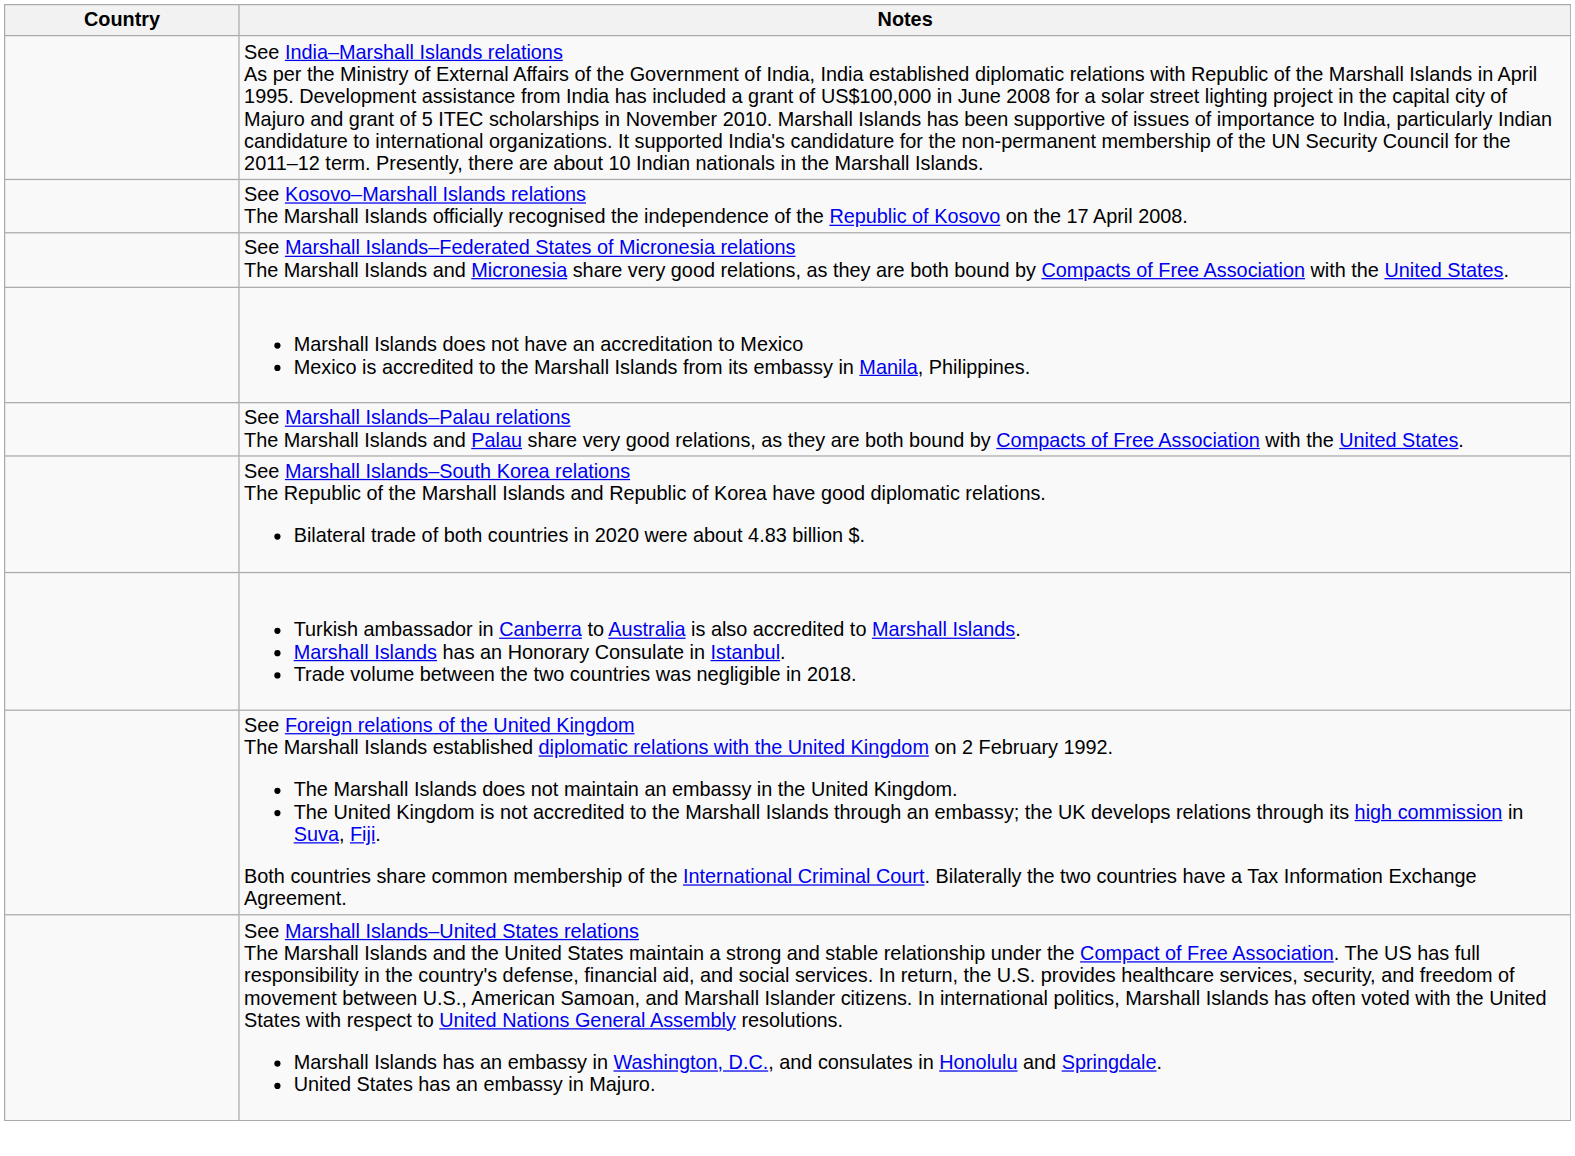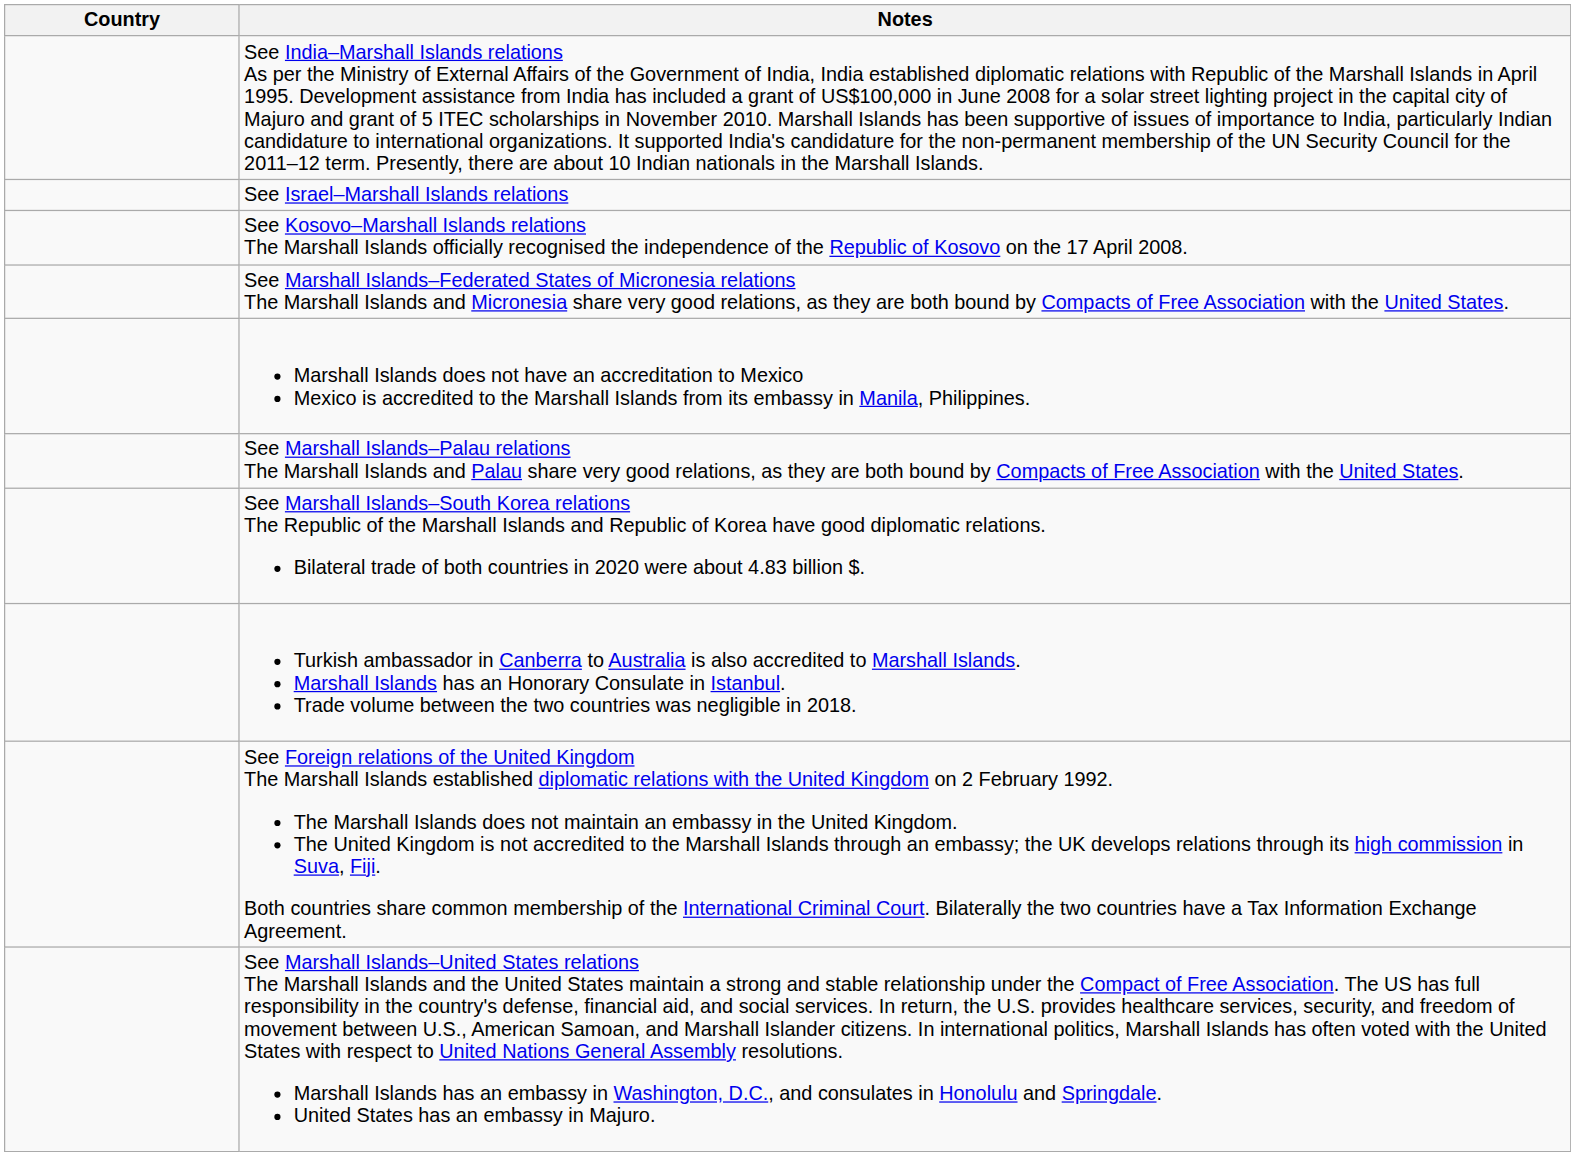+ row: (406, 194)
